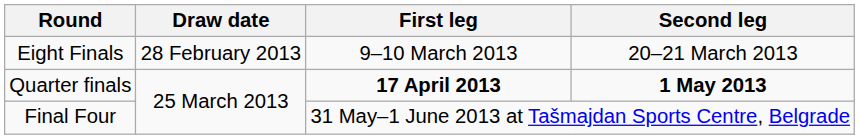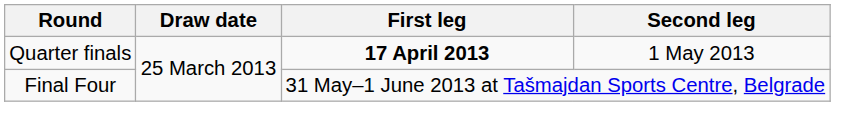- row: (70, 52)
(713, 85) bold -> (701, 52) normal
